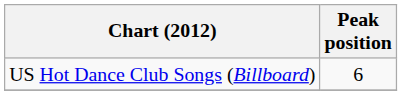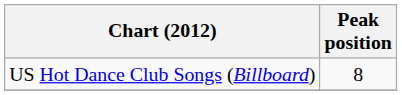(358, 74) 6 -> (358, 74) 8
